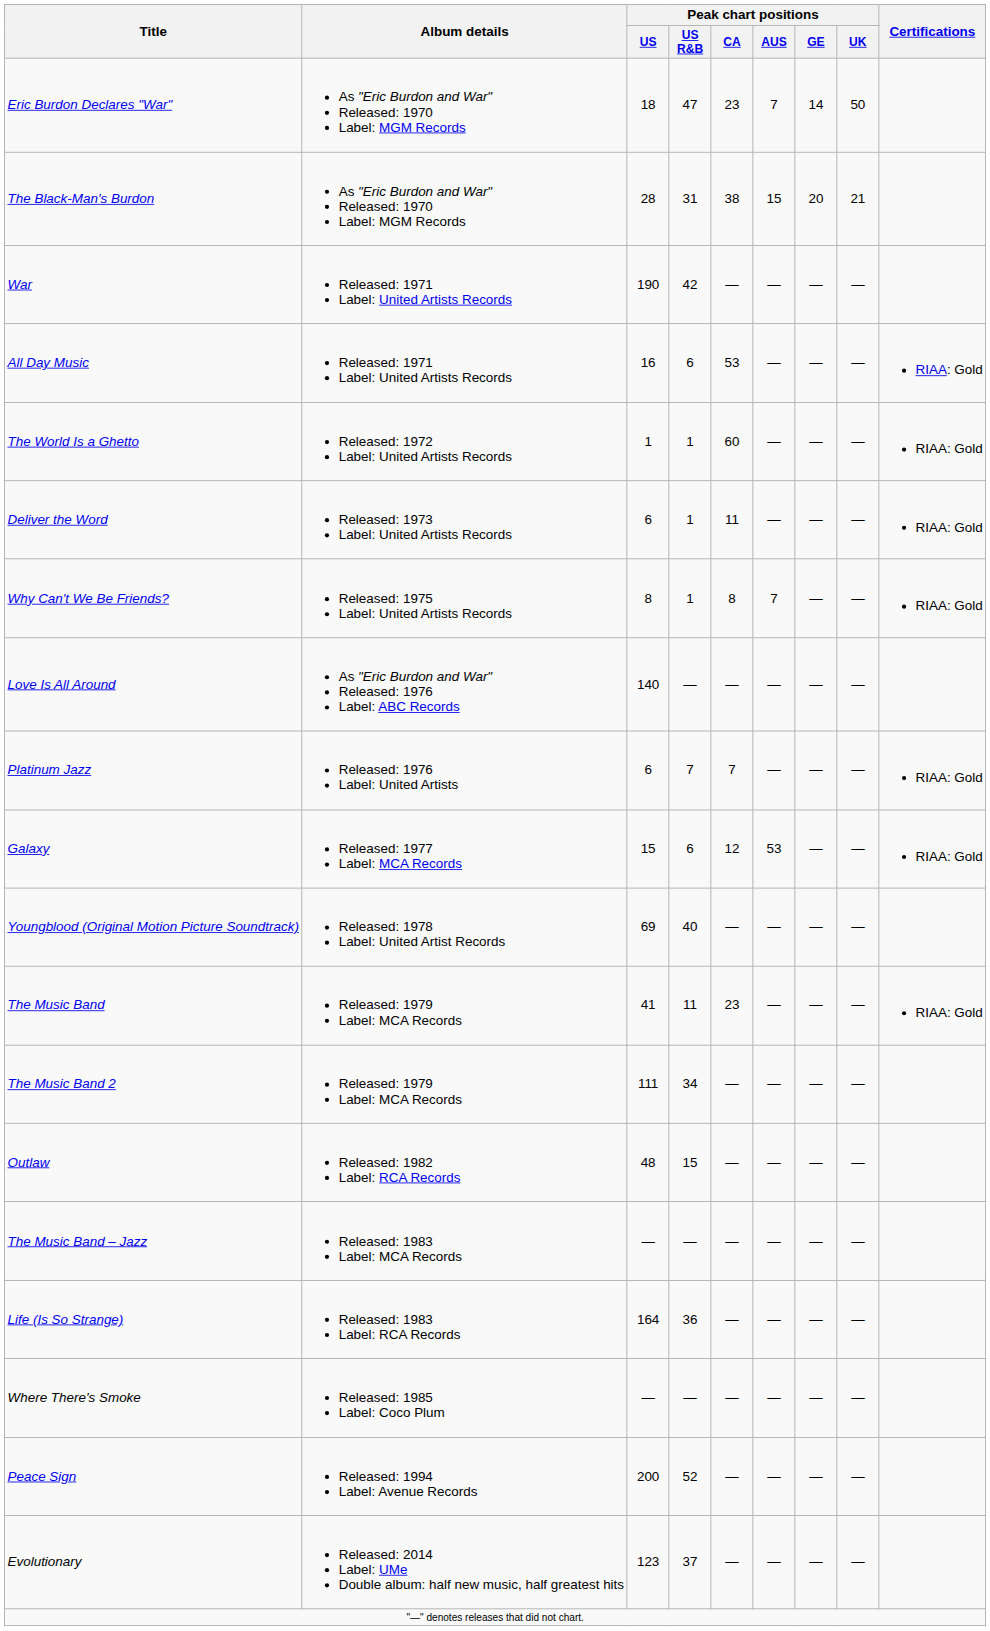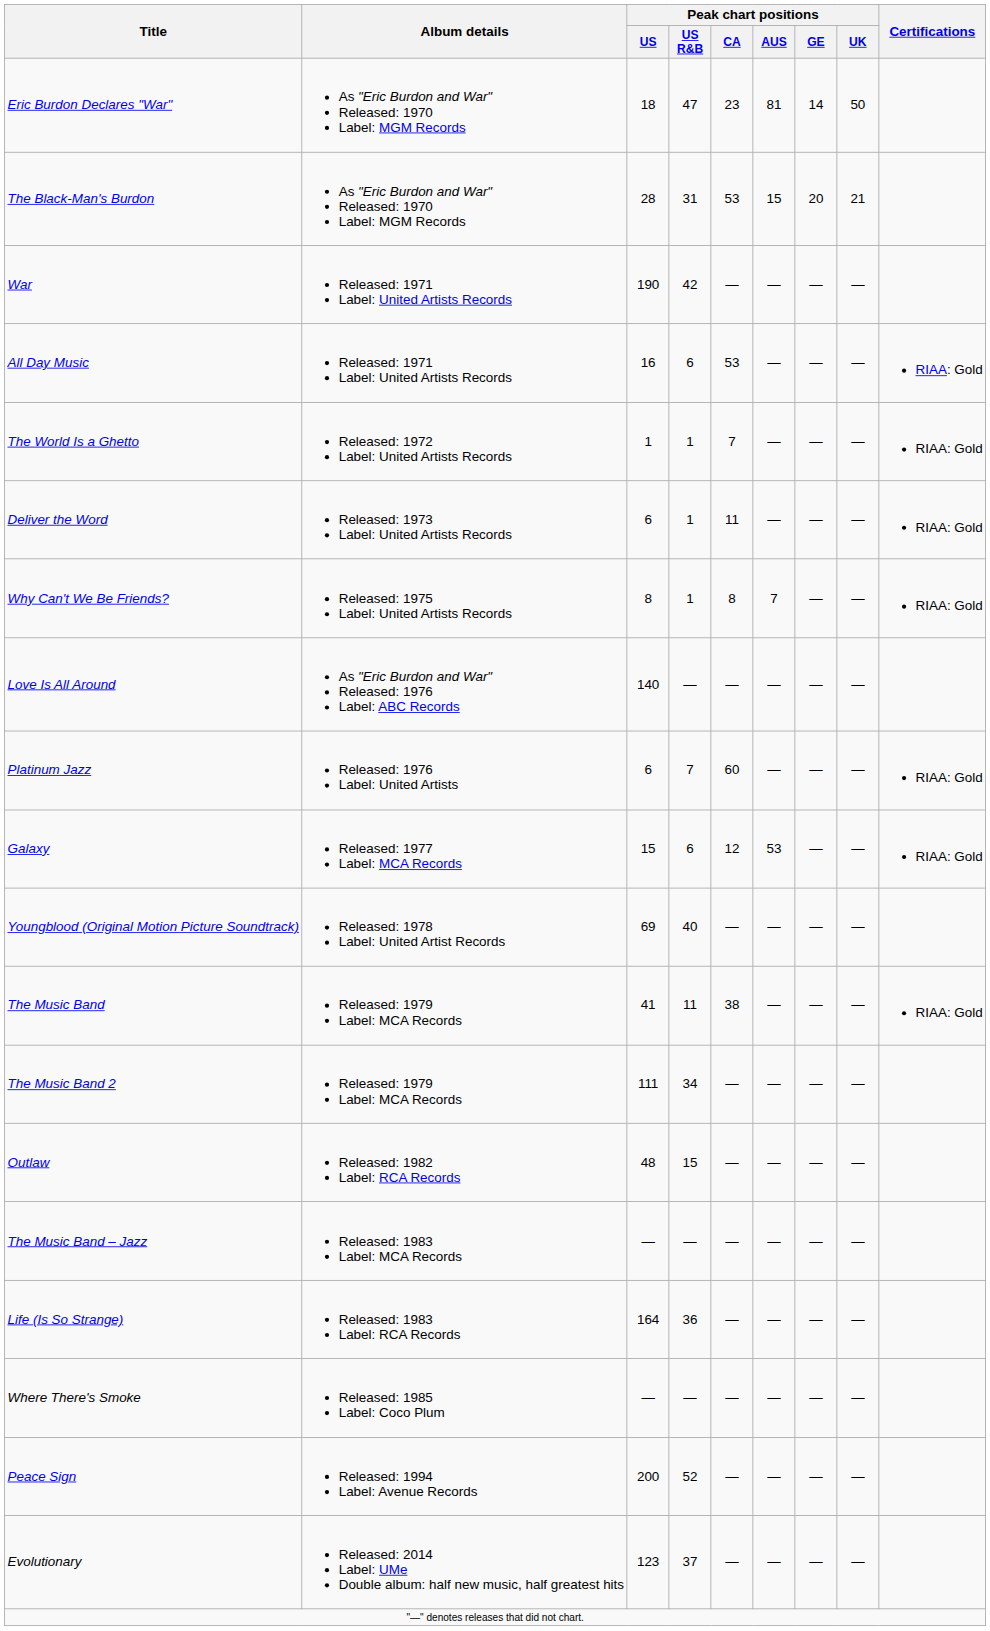(774, 105) 7 -> (774, 105) 81
(732, 198) 38 -> (732, 198) 53
(732, 441) 60 -> (732, 441) 7
(732, 770) 7 -> (732, 770) 60
(732, 1005) 23 -> (732, 1005) 38
